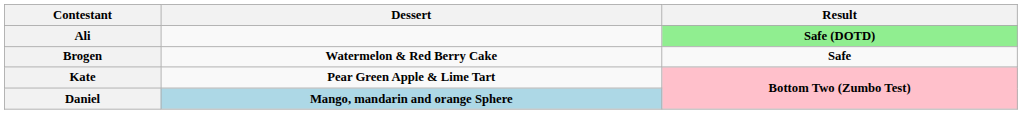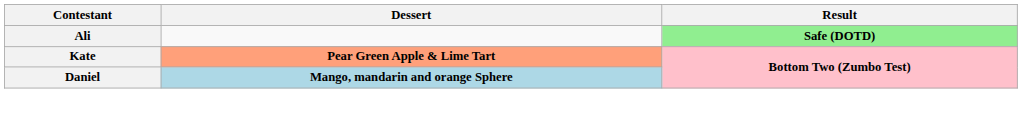- row: (83, 57)
(411, 78) no background -> (411, 57) lightsalmon background
